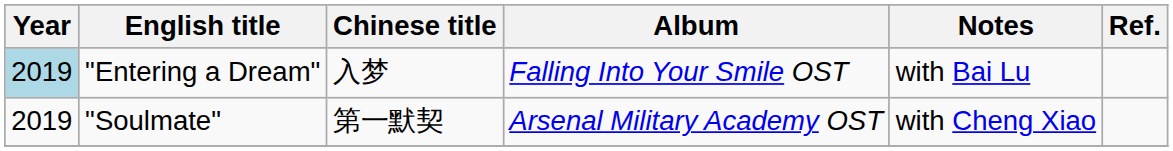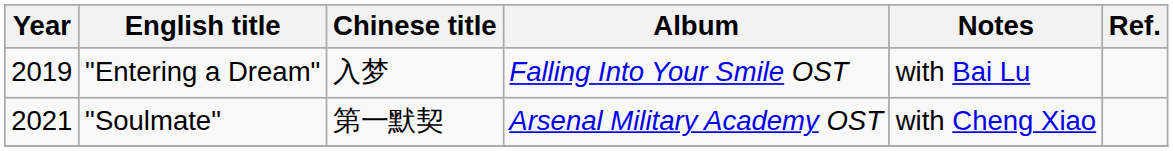(42, 72) lightblue background -> (42, 72) no background
(42, 121) 2019 -> (42, 121) 2021
